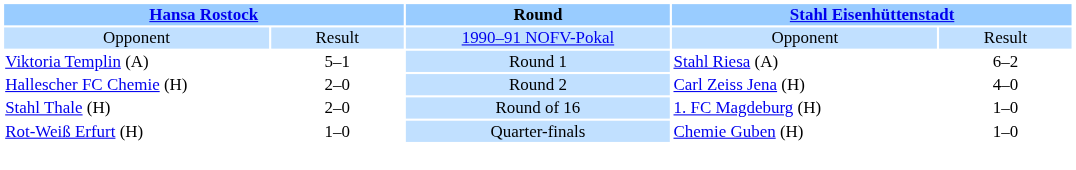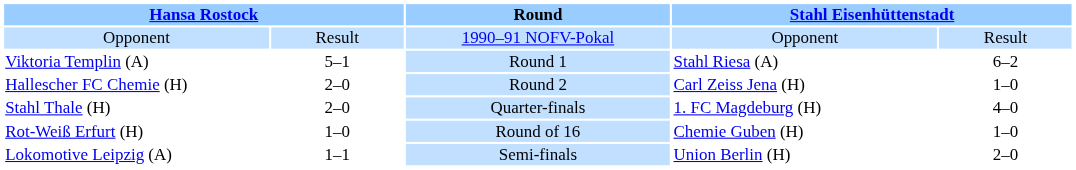(1006, 84) 4–0 -> (1006, 84) 1–0
(538, 107) Round of 16 -> (538, 107) Quarter-finals
(1006, 107) 1–0 -> (1006, 107) 4–0
(538, 131) Quarter-finals -> (538, 131) Round of 16
+ row: (89, 154)
